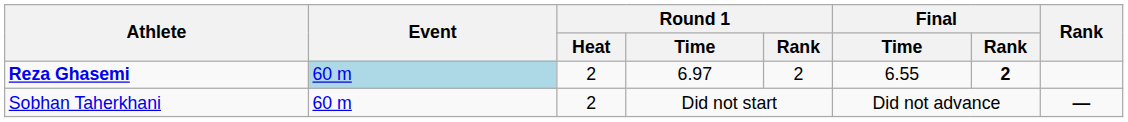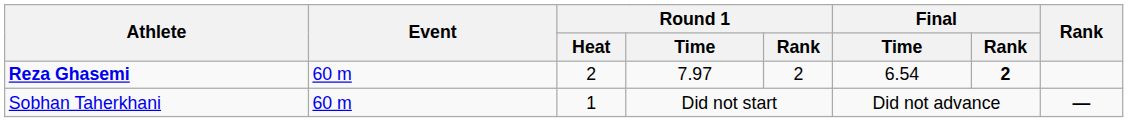(332, 75) lightblue background -> (332, 75) no background
(695, 75) 6.97 -> (695, 75) 7.97
(902, 75) 6.55 -> (902, 75) 6.54
(591, 103) 2 -> (591, 103) 1
